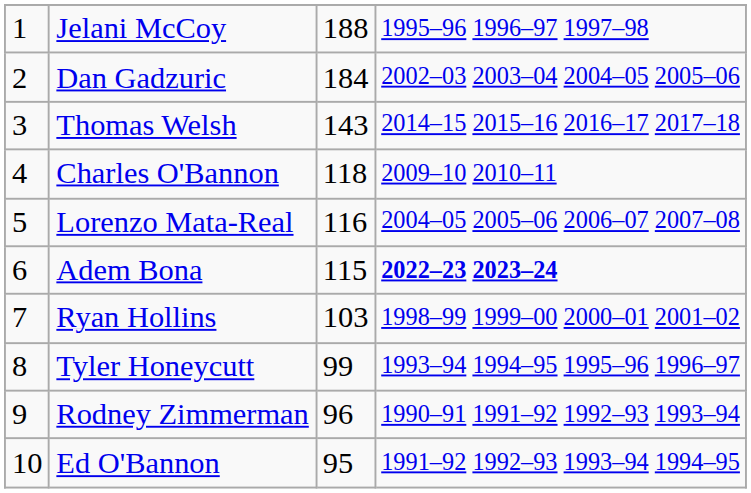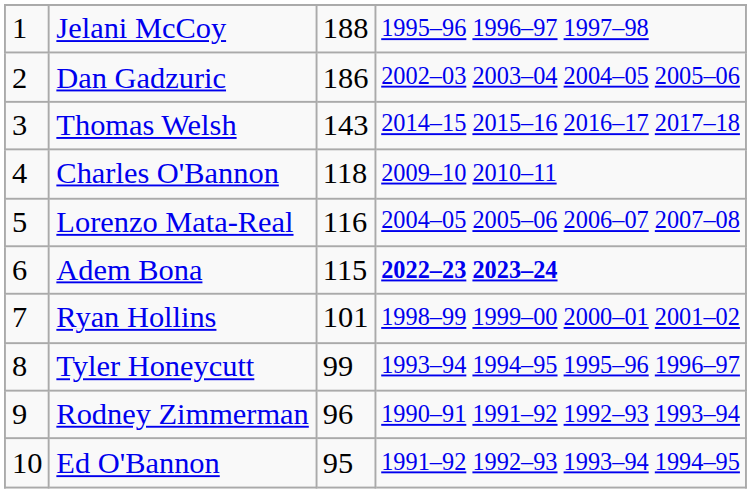(346, 76) 184 -> (346, 76) 186
(346, 317) 103 -> (346, 317) 101
